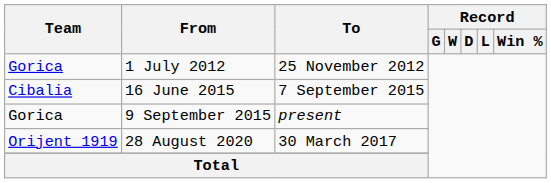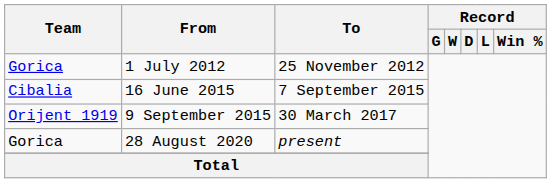(36, 116) Gorica -> (63, 116) Orijent 1919
(310, 116) present -> (338, 116) 30 March 2017
(63, 141) Orijent 1919 -> (36, 141) Gorica
(338, 141) 30 March 2017 -> (310, 141) present
